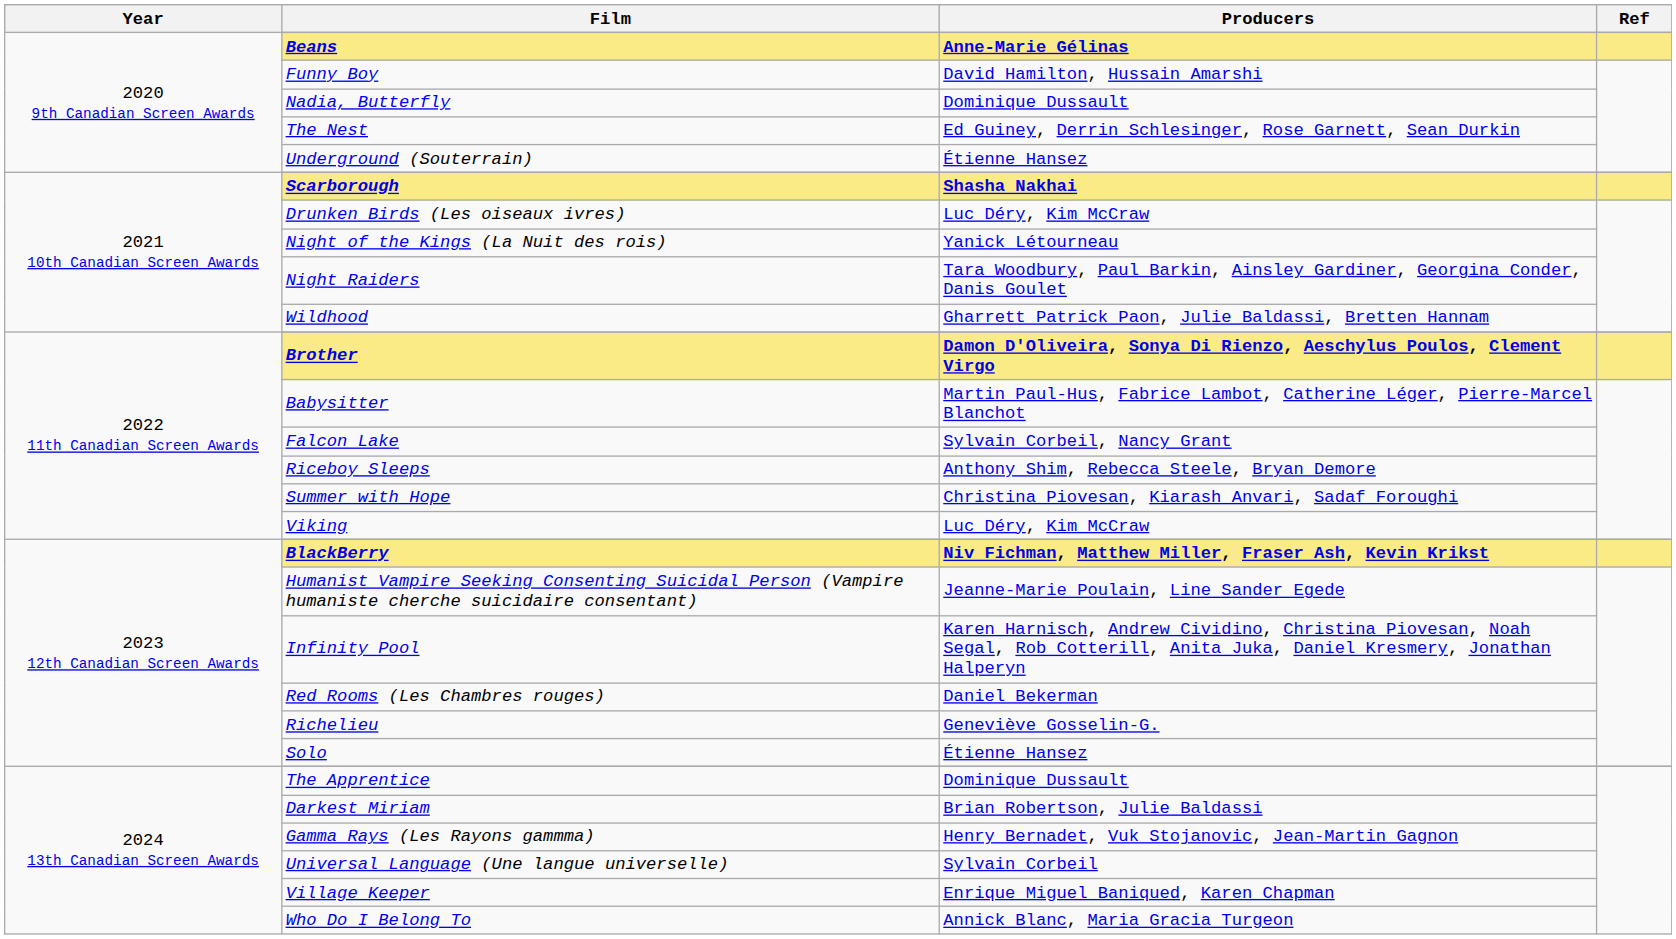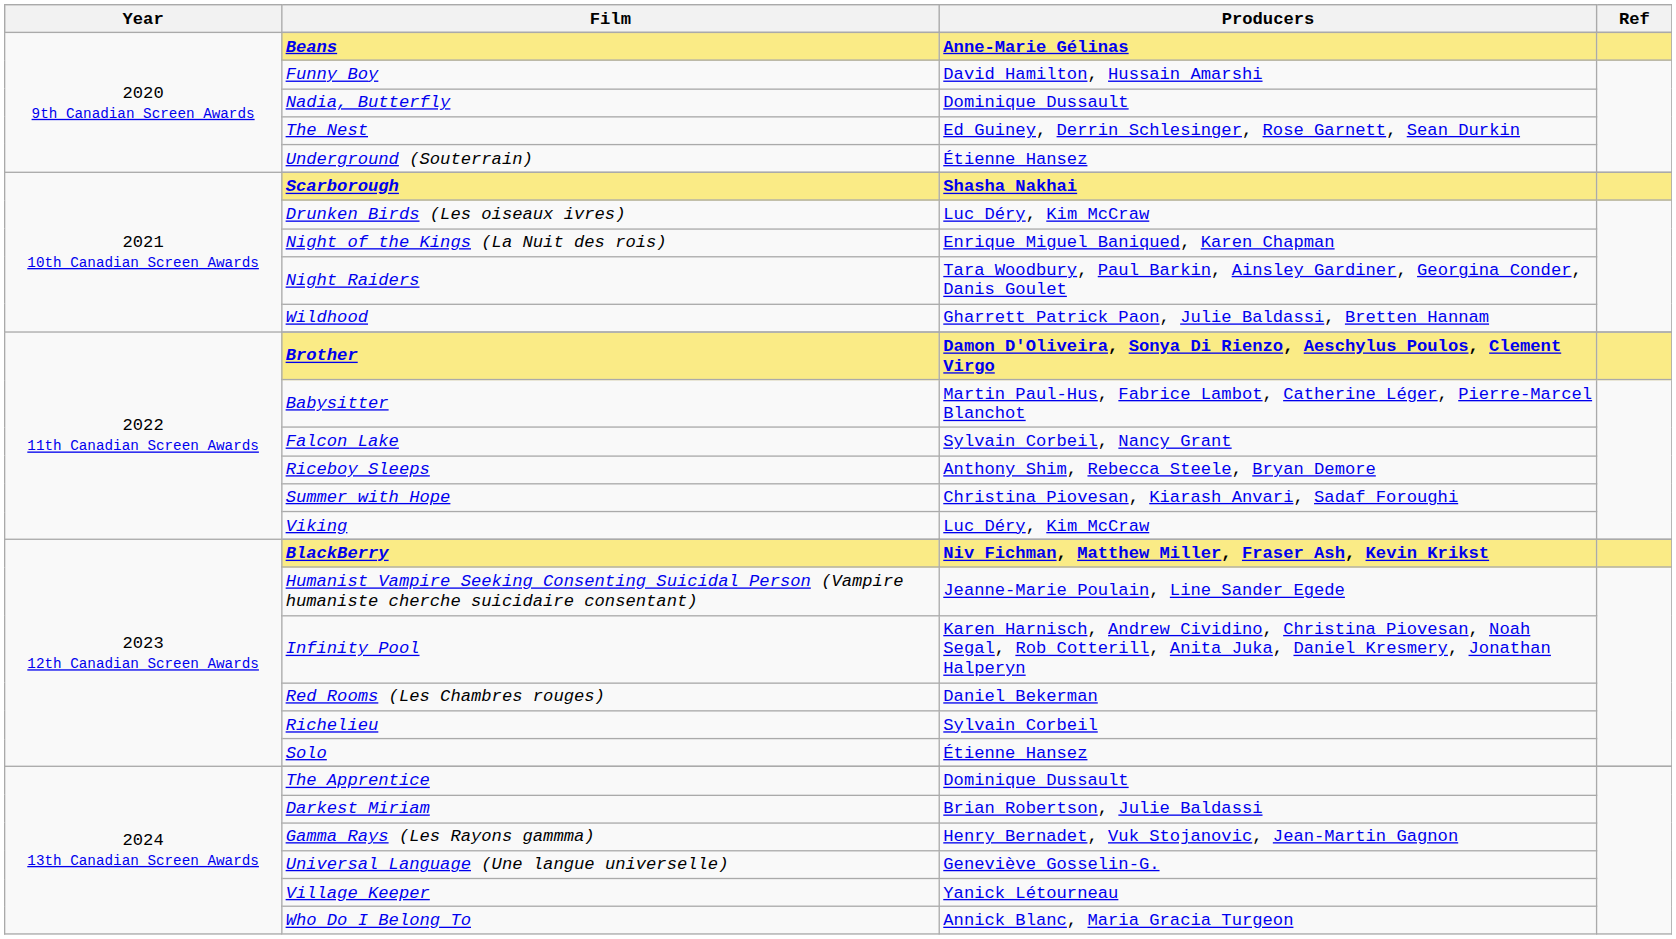(1031, 242) Yanick Létourneau -> (1139, 242) Enrique Miguel Baniqued, Karen Chapman
(1051, 725) Geneviève Gosselin-G. -> (1021, 725) Sylvain Corbeil
(1021, 865) Sylvain Corbeil -> (1051, 865) Geneviève Gosselin-G.
(1139, 893) Enrique Miguel Baniqued, Karen Chapman -> (1031, 893) Yanick Létourneau
